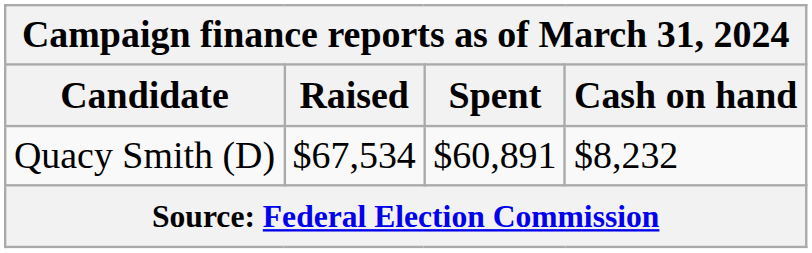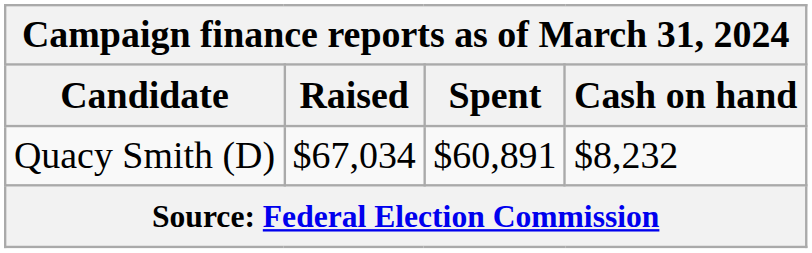(354, 154) $67,534 -> (354, 154) $67,034
